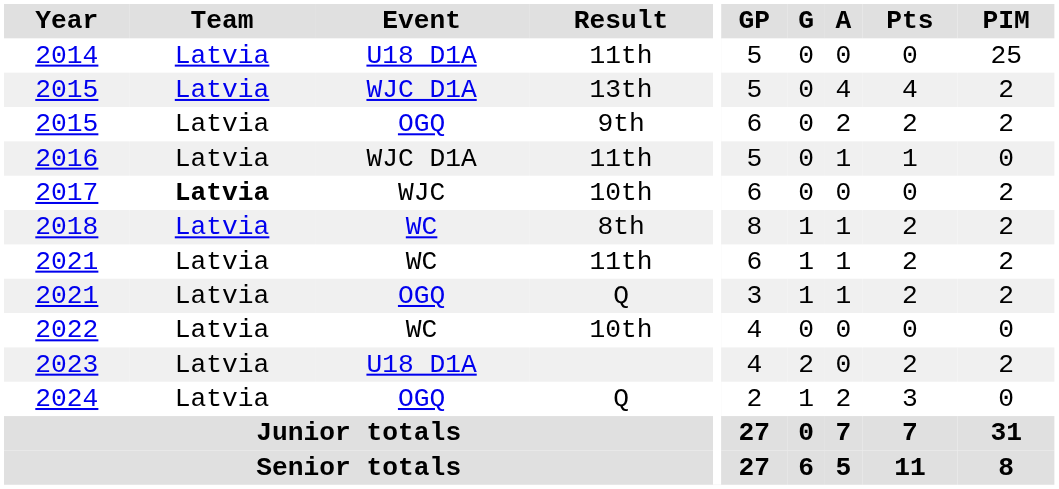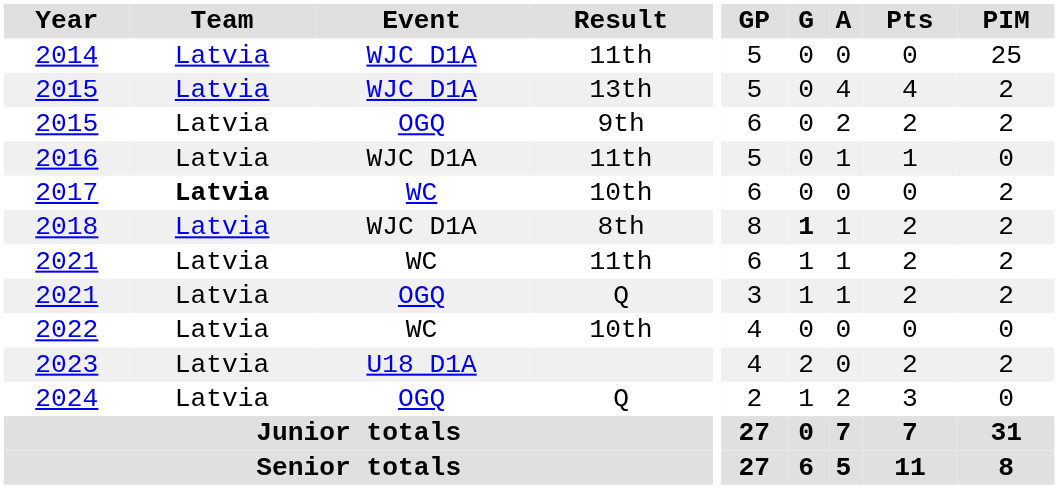(422, 56) U18 D1A -> (422, 56) WJC D1A
(422, 193) WJC -> (422, 193) WC
(422, 227) WC -> (422, 227) WJC D1A
(806, 227) normal -> (806, 227) bold
